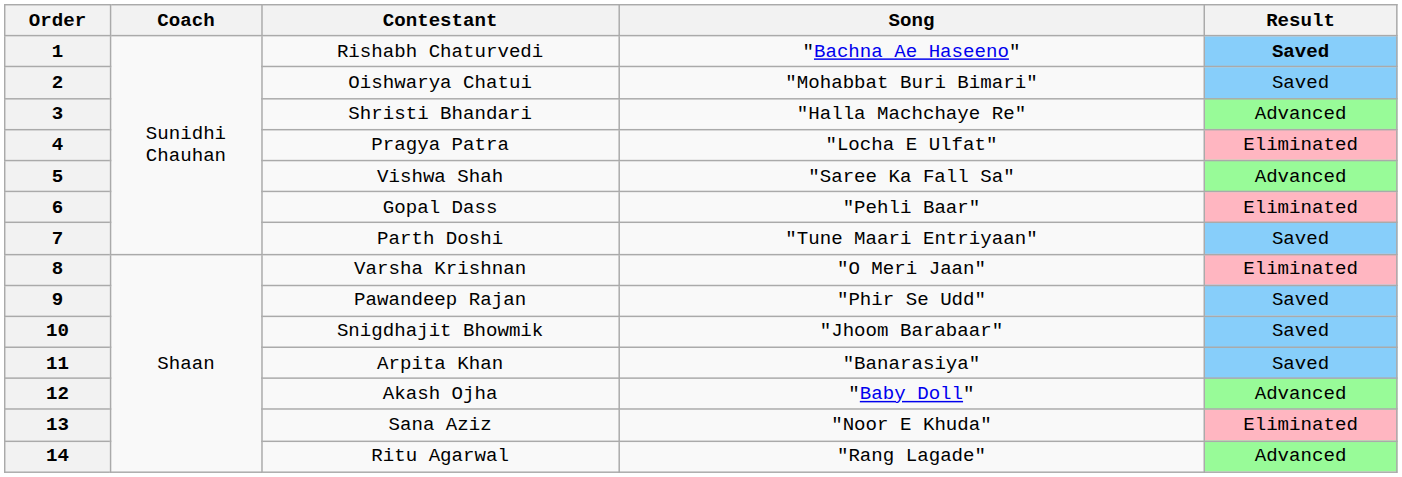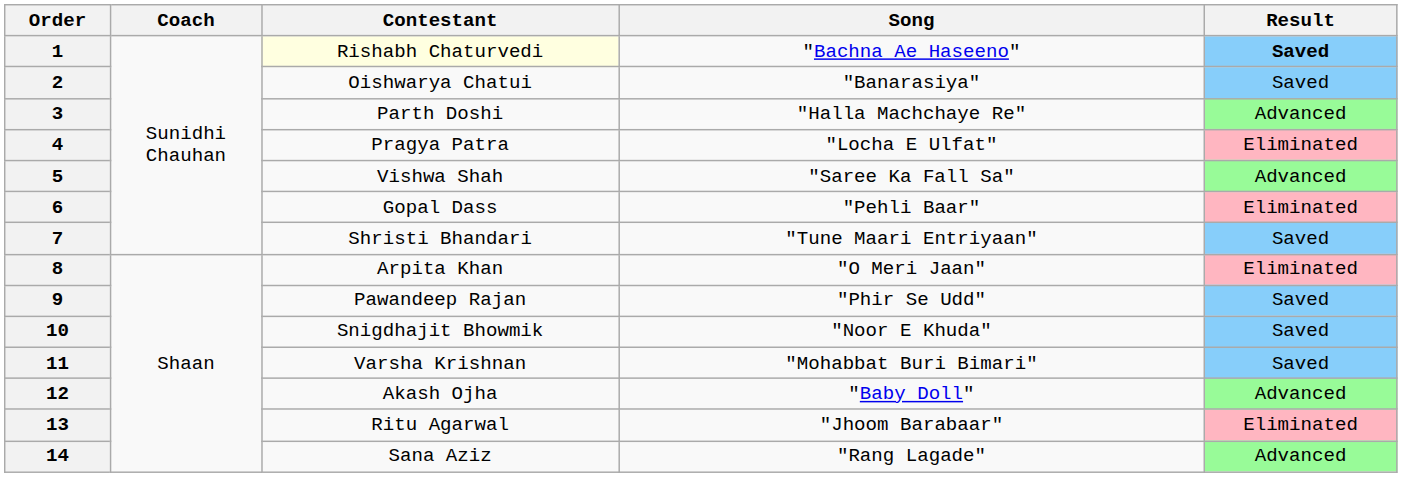(440, 51) no background -> (440, 51) lightyellow background
(911, 83) "Mohabbat Buri Bimari" -> (911, 83) "Banarasiya"
(440, 114) Shristi Bhandari -> (440, 114) Parth Doshi
(440, 238) Parth Doshi -> (440, 238) Shristi Bhandari
(440, 269) Varsha Krishnan -> (440, 269) Arpita Khan
(911, 332) "Jhoom Barabaar" -> (911, 332) "Noor E Khuda"
(440, 363) Arpita Khan -> (440, 363) Varsha Krishnan
(911, 363) "Banarasiya" -> (911, 363) "Mohabbat Buri Bimari"
(440, 425) Sana Aziz -> (440, 425) Ritu Agarwal
(911, 425) "Noor E Khuda" -> (911, 425) "Jhoom Barabaar"
(440, 456) Ritu Agarwal -> (440, 456) Sana Aziz
